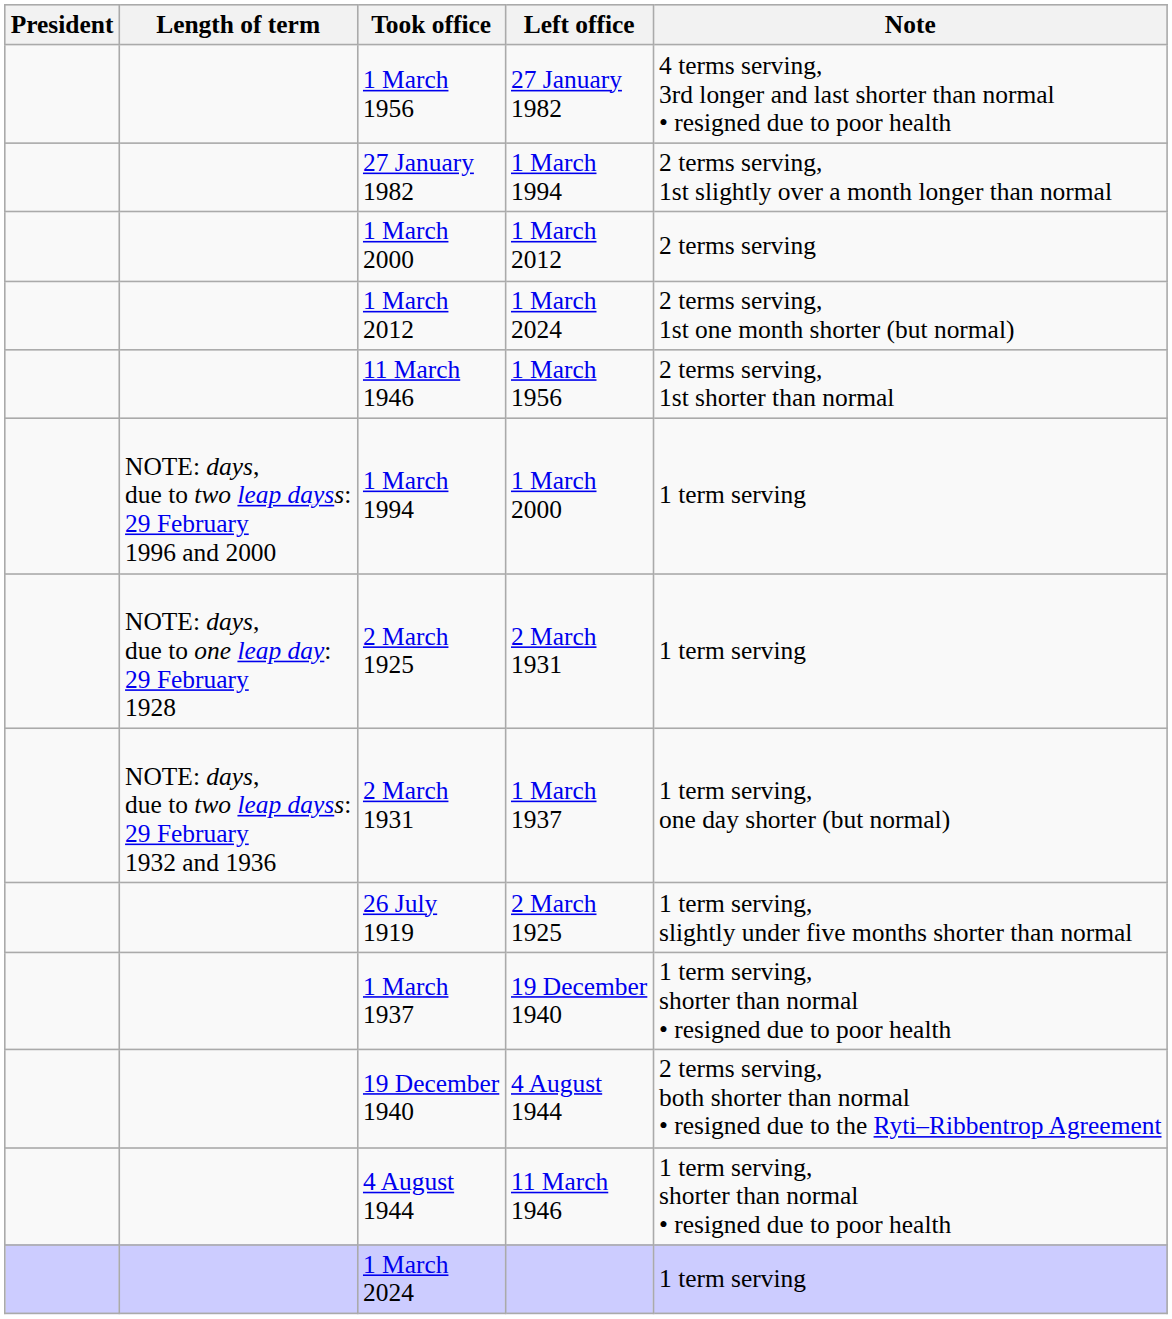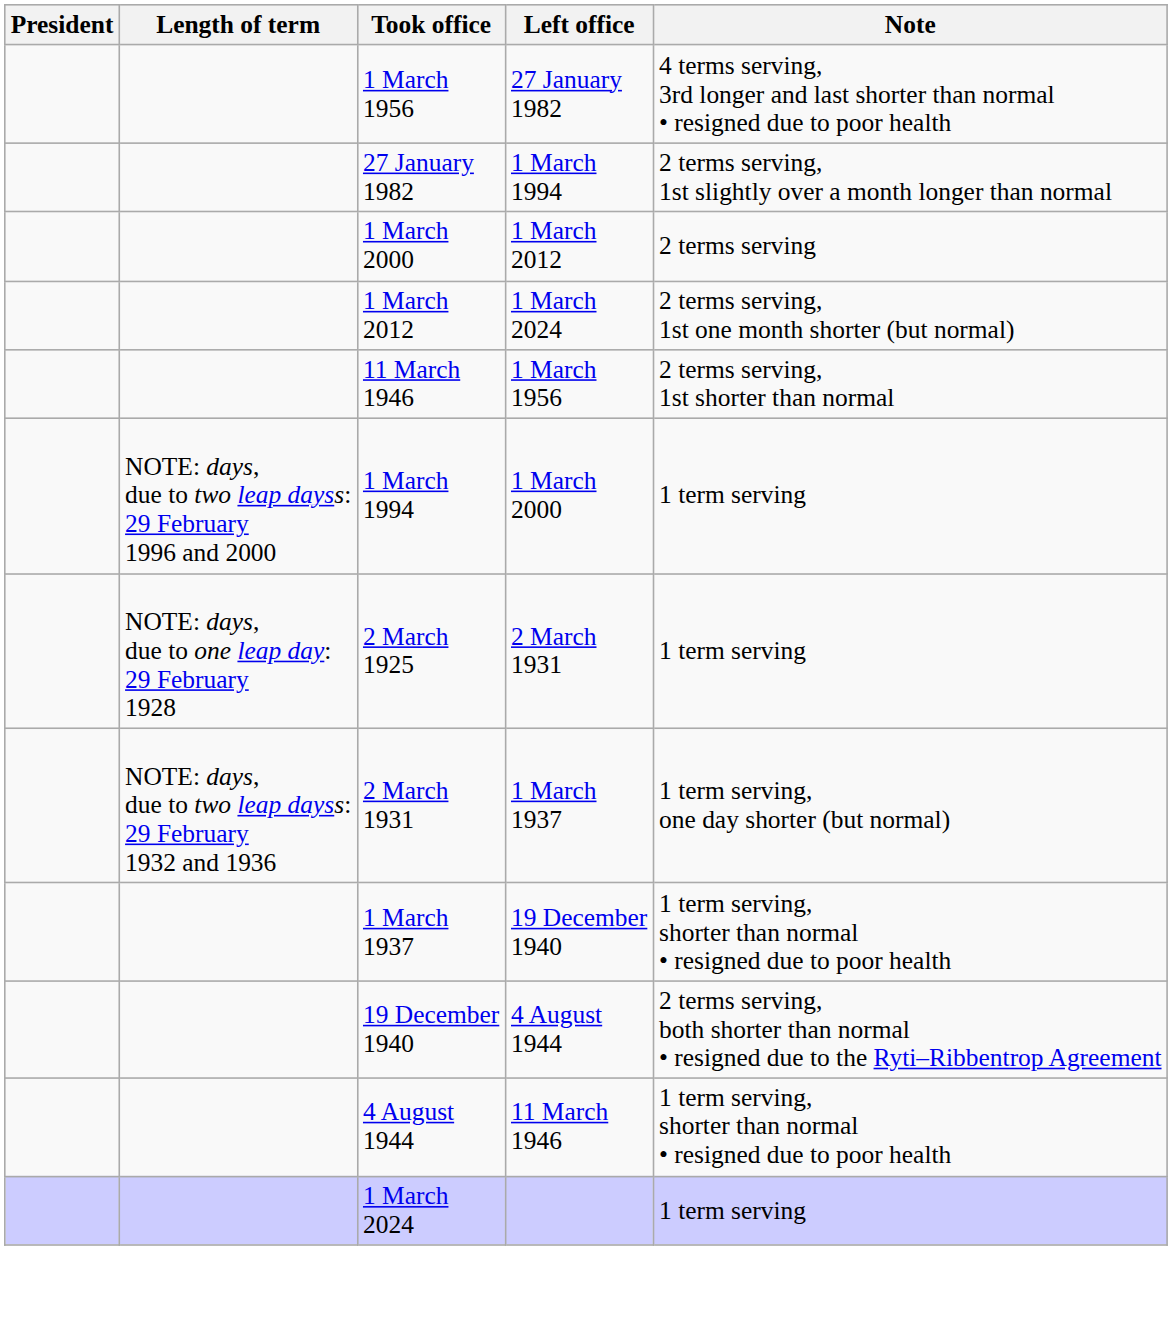- row: (400, 917)
